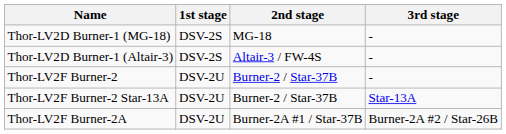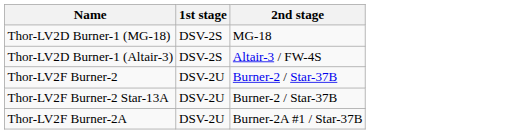- column: (433, 14)
